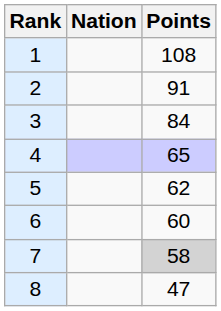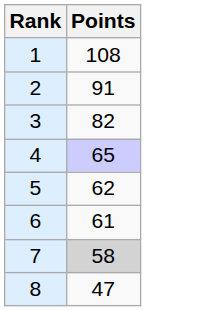- column: (104, 21)
(179, 121) 84 -> (103, 121) 82
(179, 222) 60 -> (103, 222) 61
